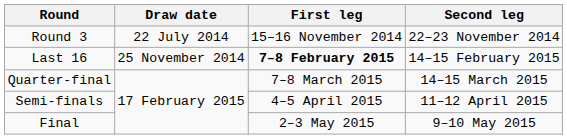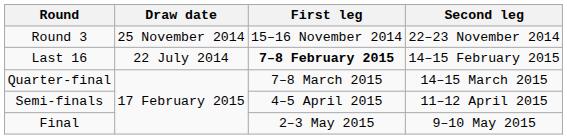(181, 37) 22 July 2014 -> (181, 37) 25 November 2014
(181, 59) 25 November 2014 -> (181, 59) 22 July 2014
